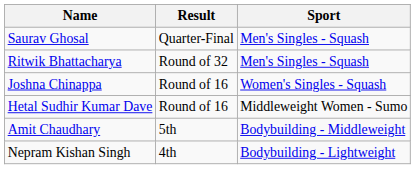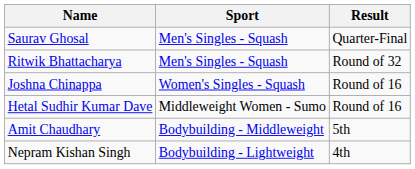columns swapped: (324, 16) <-> (196, 16)
